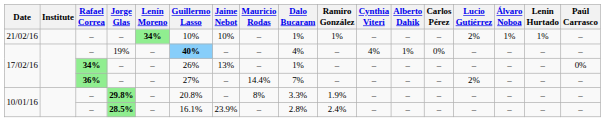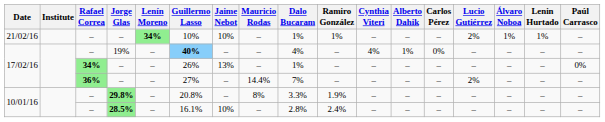(226, 109) 23.9% -> (226, 109) 10%
